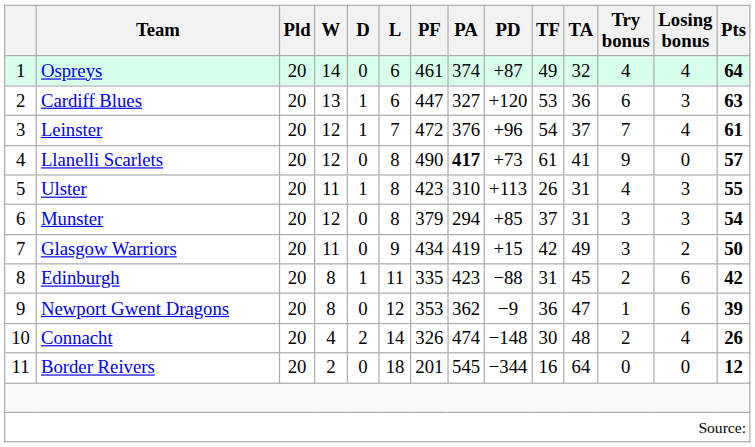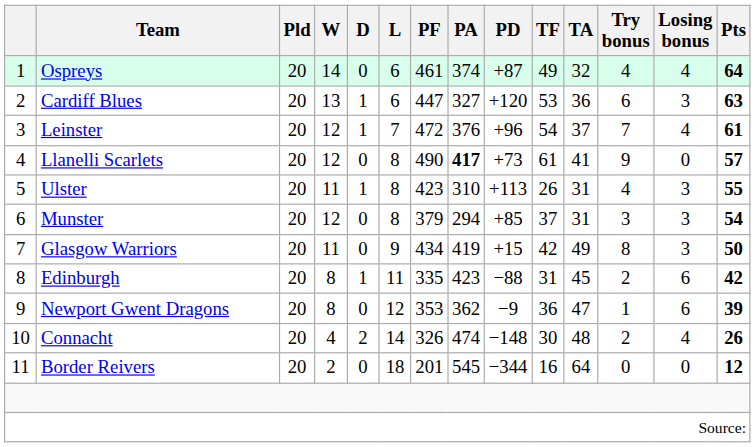(626, 248) 3 -> (626, 248) 8
(685, 248) 2 -> (685, 248) 3
